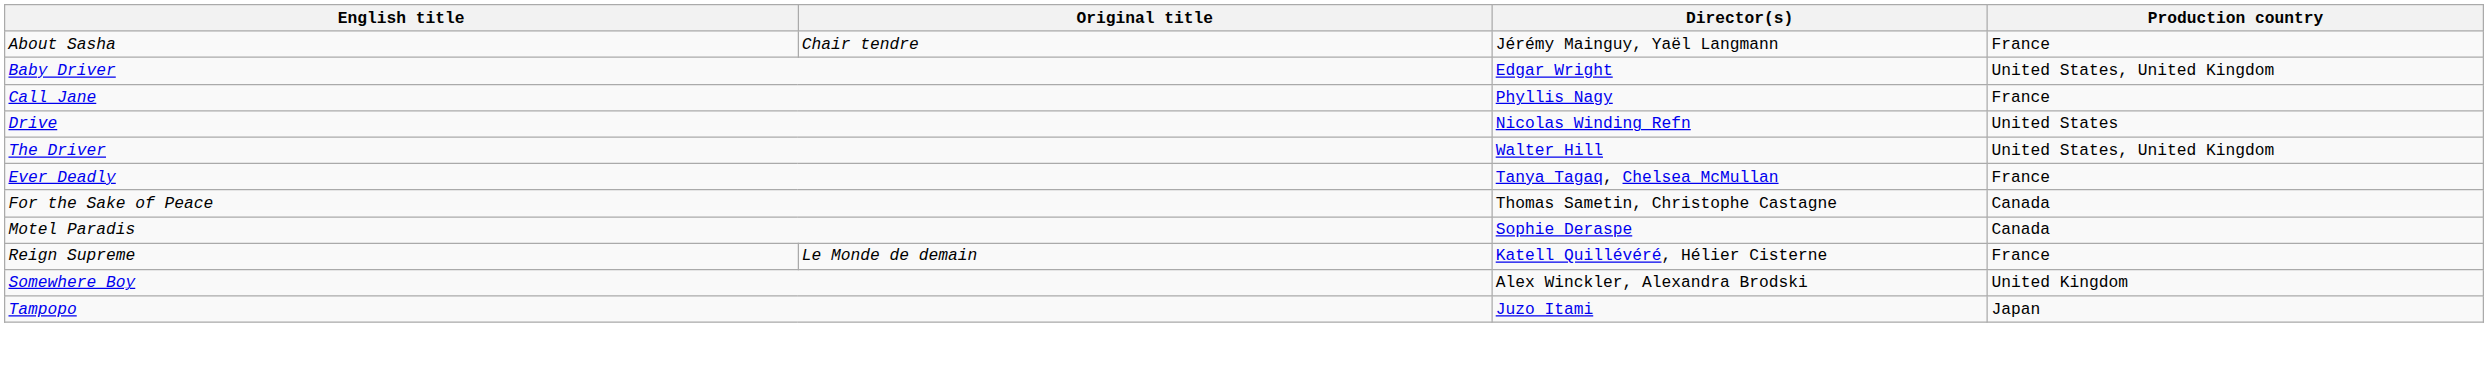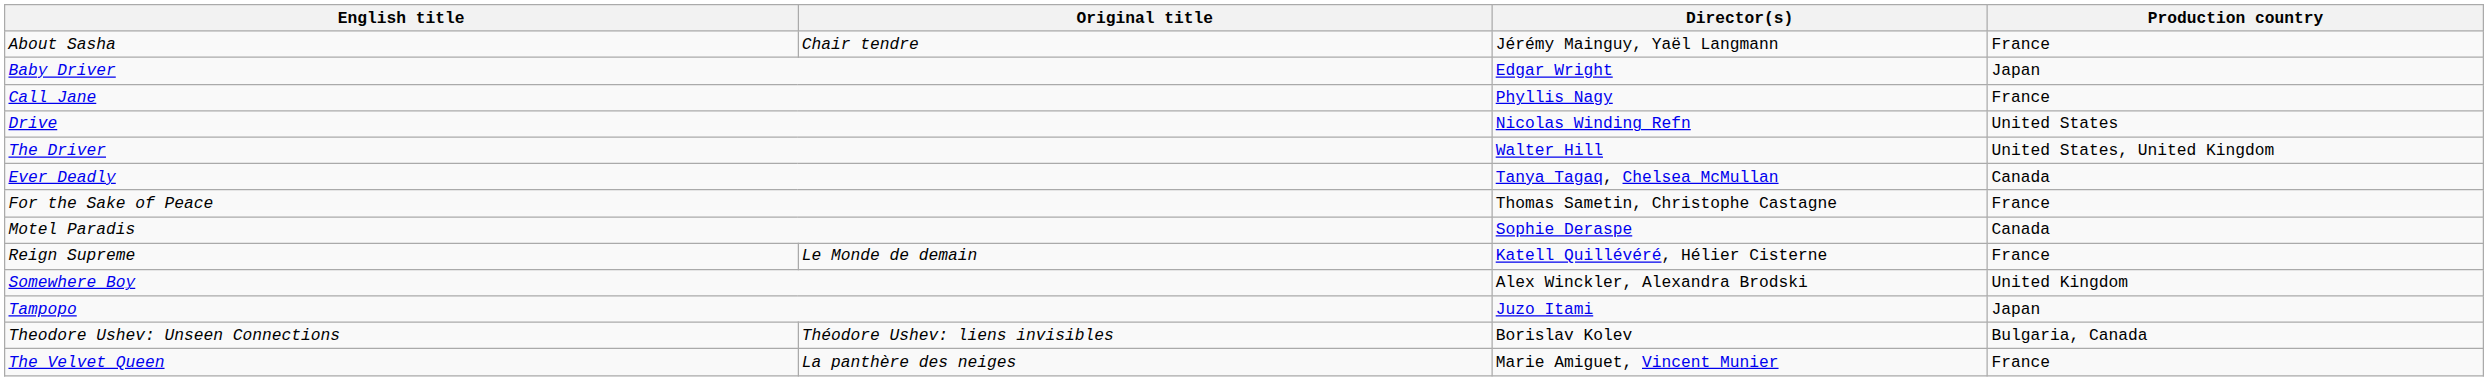(2133, 71) United States, United Kingdom -> (2016, 71) Japan
(2021, 177) France -> (2021, 177) Canada
(2021, 203) Canada -> (2021, 203) France
+ row: (174, 336)
+ row: (87, 362)
